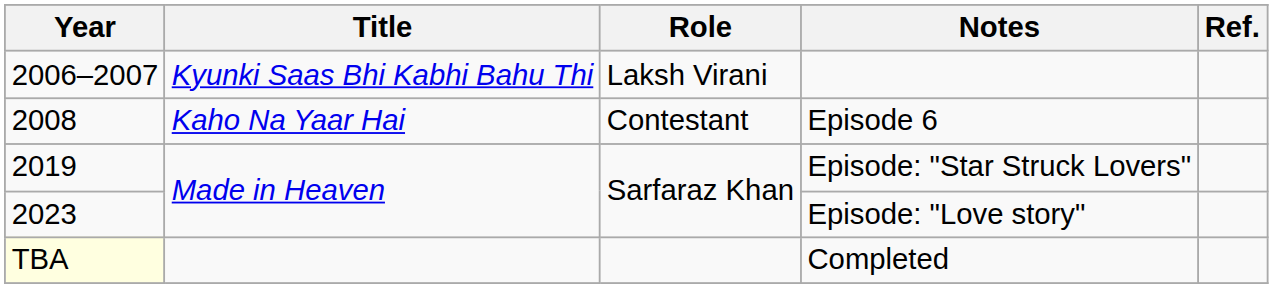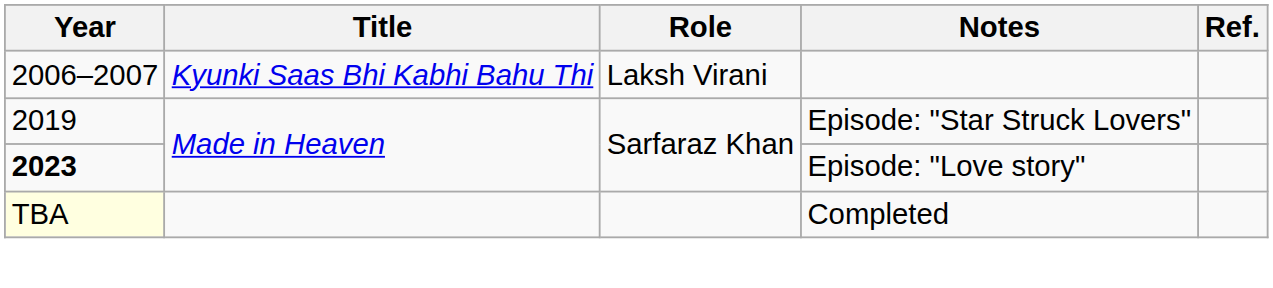- row: (873, 120)
(44, 213) normal -> (44, 167) bold
